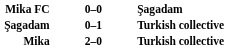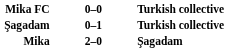(160, 9) Şagadam -> (181, 9) Turkish collective
(181, 41) Turkish collective -> (160, 41) Şagadam
